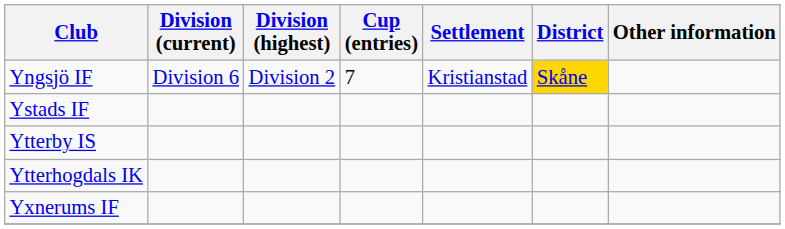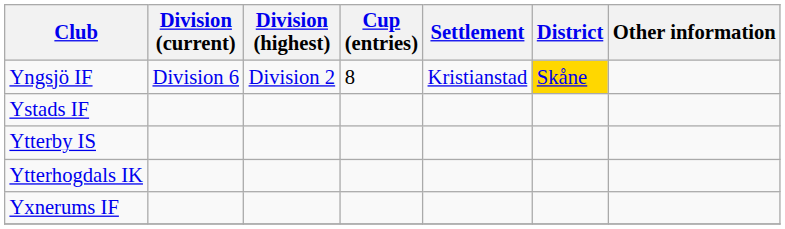(350, 76) 7 -> (350, 76) 8
